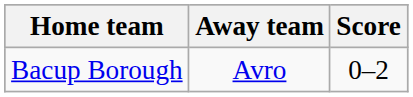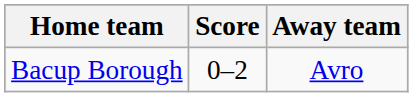columns swapped: (369, 26) <-> (259, 26)
